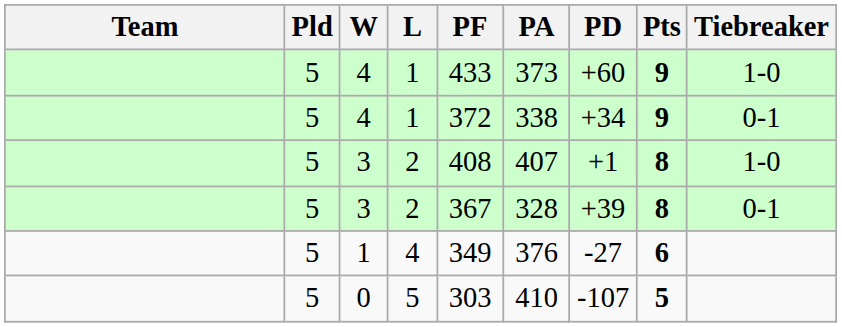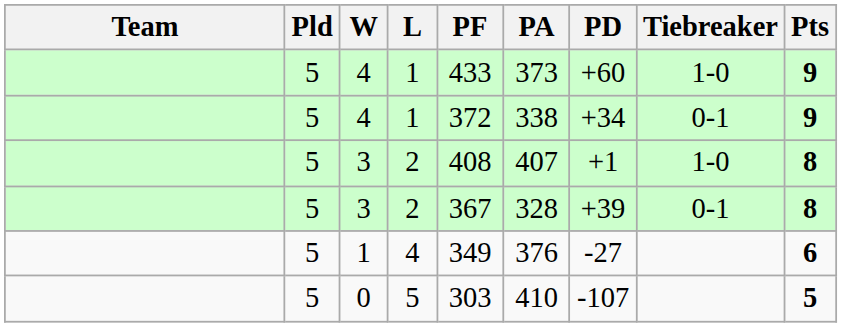columns swapped: (662, 27) <-> (762, 27)
